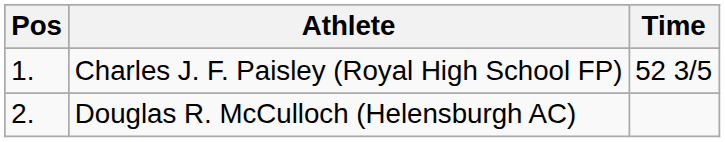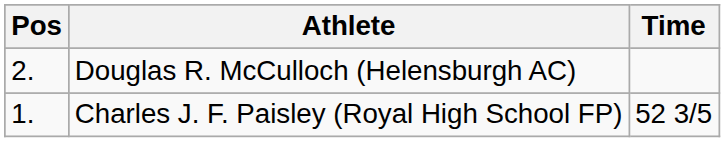rows swapped: (349, 70) <-> (326, 114)
